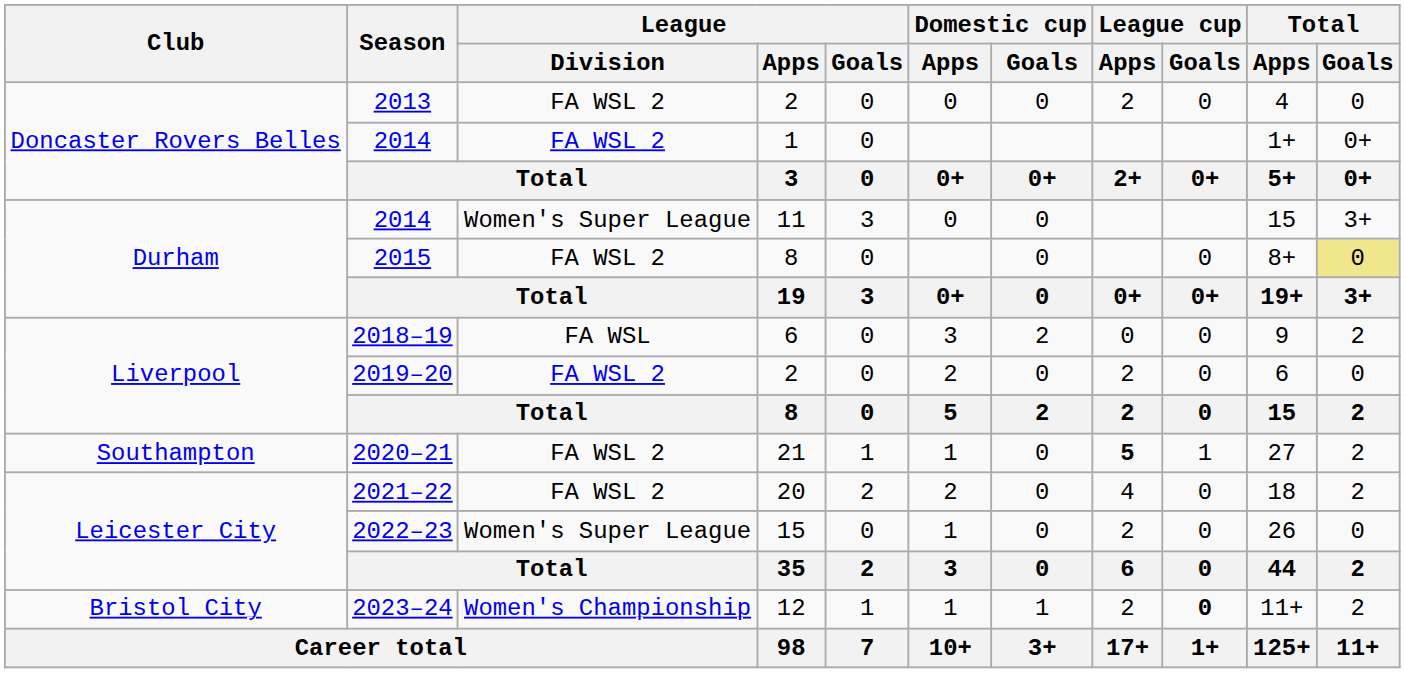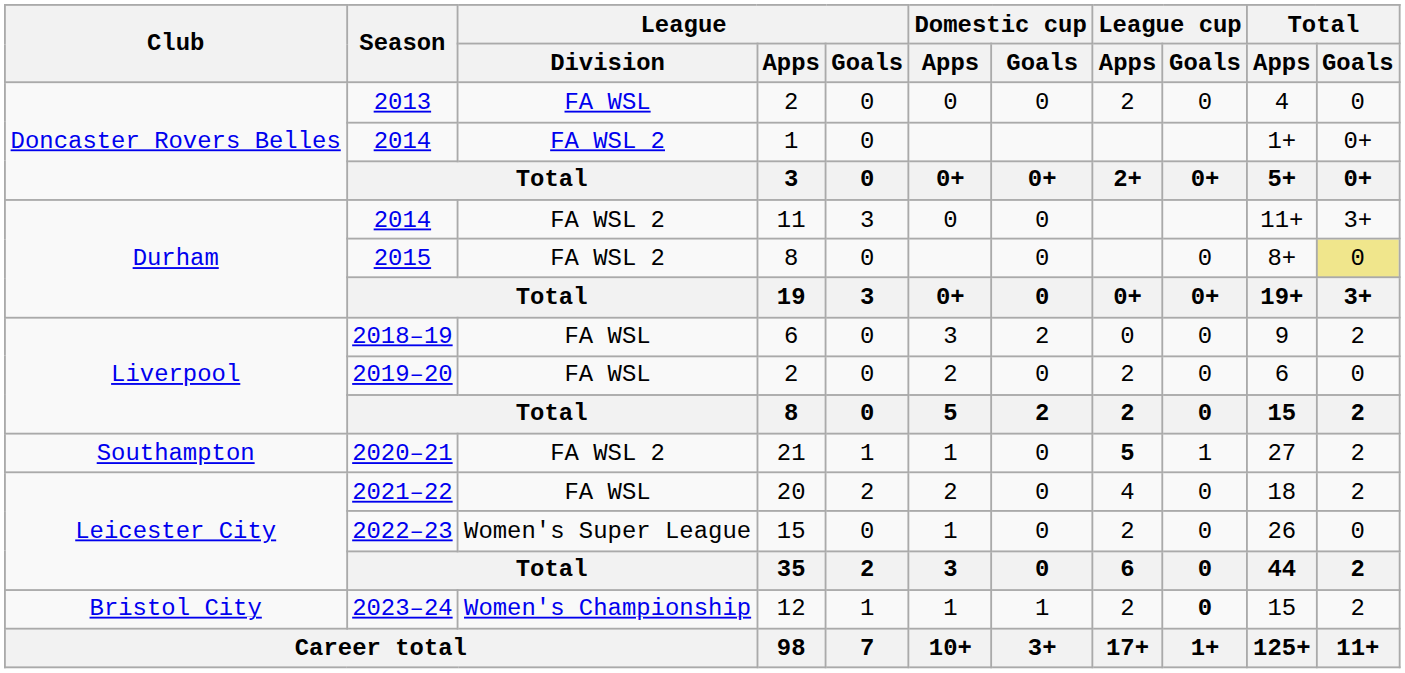(608, 102) FA WSL 2 -> (608, 102) FA WSL
(608, 219) Women's Super League -> (608, 219) FA WSL 2
(1282, 219) 15 -> (1282, 219) 11+
(608, 375) FA WSL 2 -> (608, 375) FA WSL
(608, 492) FA WSL 2 -> (608, 492) FA WSL
(1282, 609) 11+ -> (1282, 609) 15
